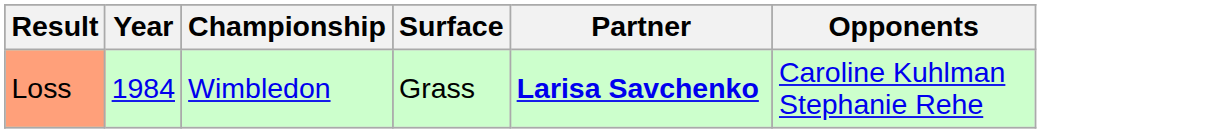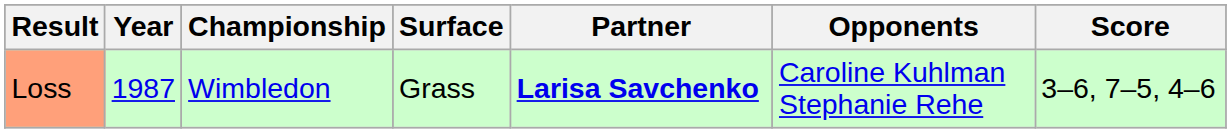+ column: (1130, 27)
(143, 88) 1984 -> (143, 88) 1987
